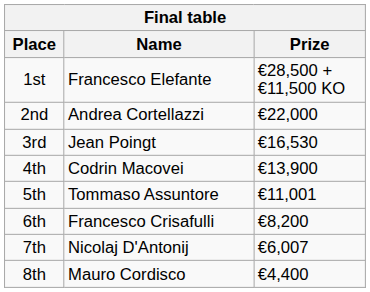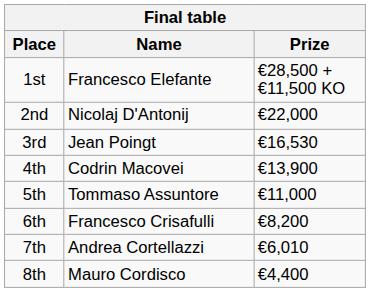(136, 115) Andrea Cortellazzi -> (128, 115) Nicolaj D'Antonij
(287, 194) €11,001 -> (287, 194) €11,000
(128, 247) Nicolaj D'Antonij -> (136, 247) Andrea Cortellazzi
(283, 247) €6,007 -> (283, 247) €6,010
